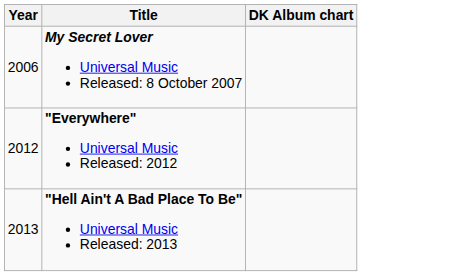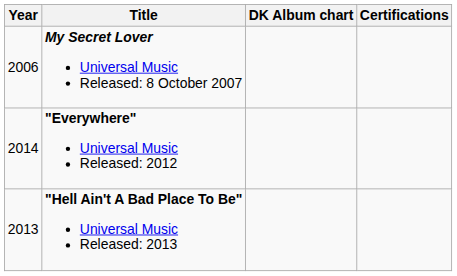+ column: (404, 15)
(23, 148) 2012 -> (23, 148) 2014
